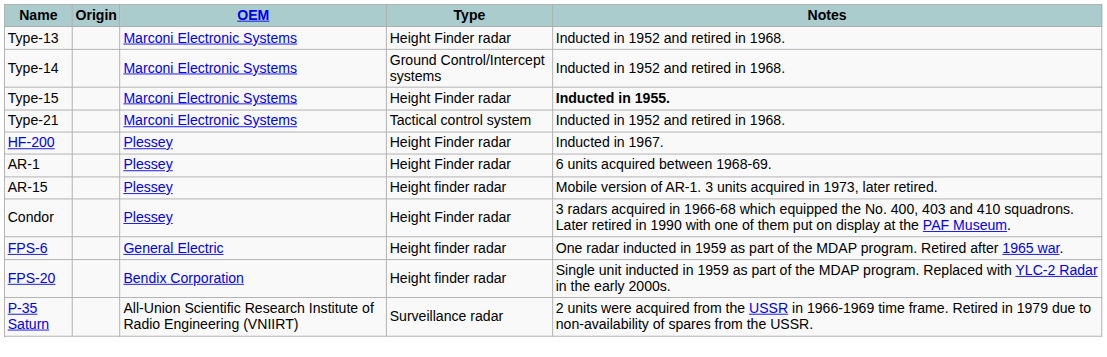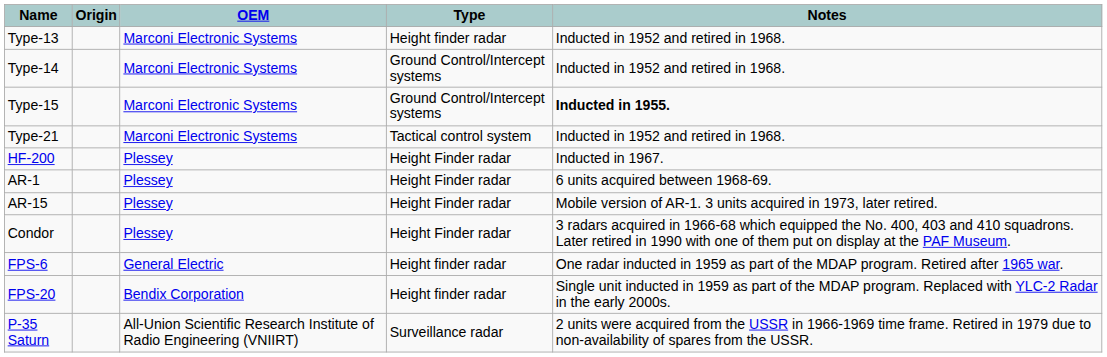(450, 37) Height Finder radar -> (448, 37) Height finder radar
(450, 98) Height Finder radar -> (467, 106) Ground Control/Intercept systems
(448, 187) Height finder radar -> (450, 203) Height Finder radar
